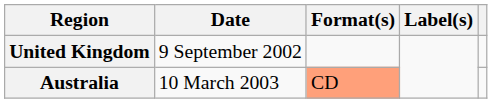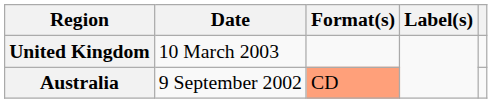(230, 51) 9 September 2002 -> (219, 51) 10 March 2003
(219, 82) 10 March 2003 -> (230, 82) 9 September 2002
